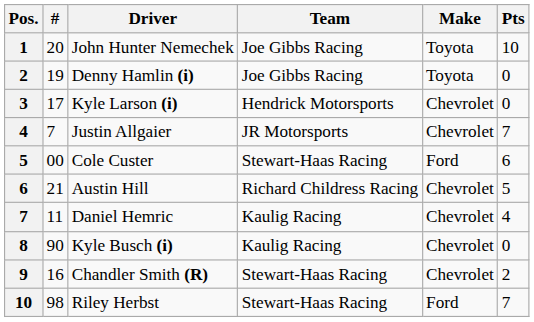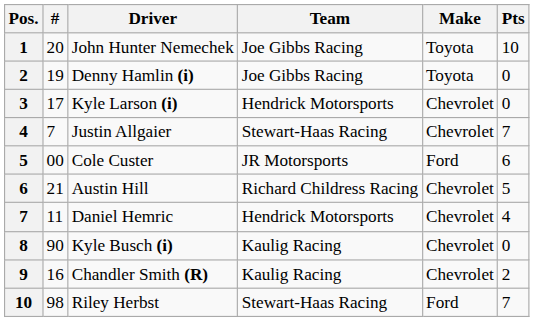(295, 132) JR Motorsports -> (314, 132) Stewart-Haas Racing
(314, 160) Stewart-Haas Racing -> (295, 160) JR Motorsports
(292, 217) Kaulig Racing -> (318, 217) Hendrick Motorsports
(314, 273) Stewart-Haas Racing -> (292, 273) Kaulig Racing
